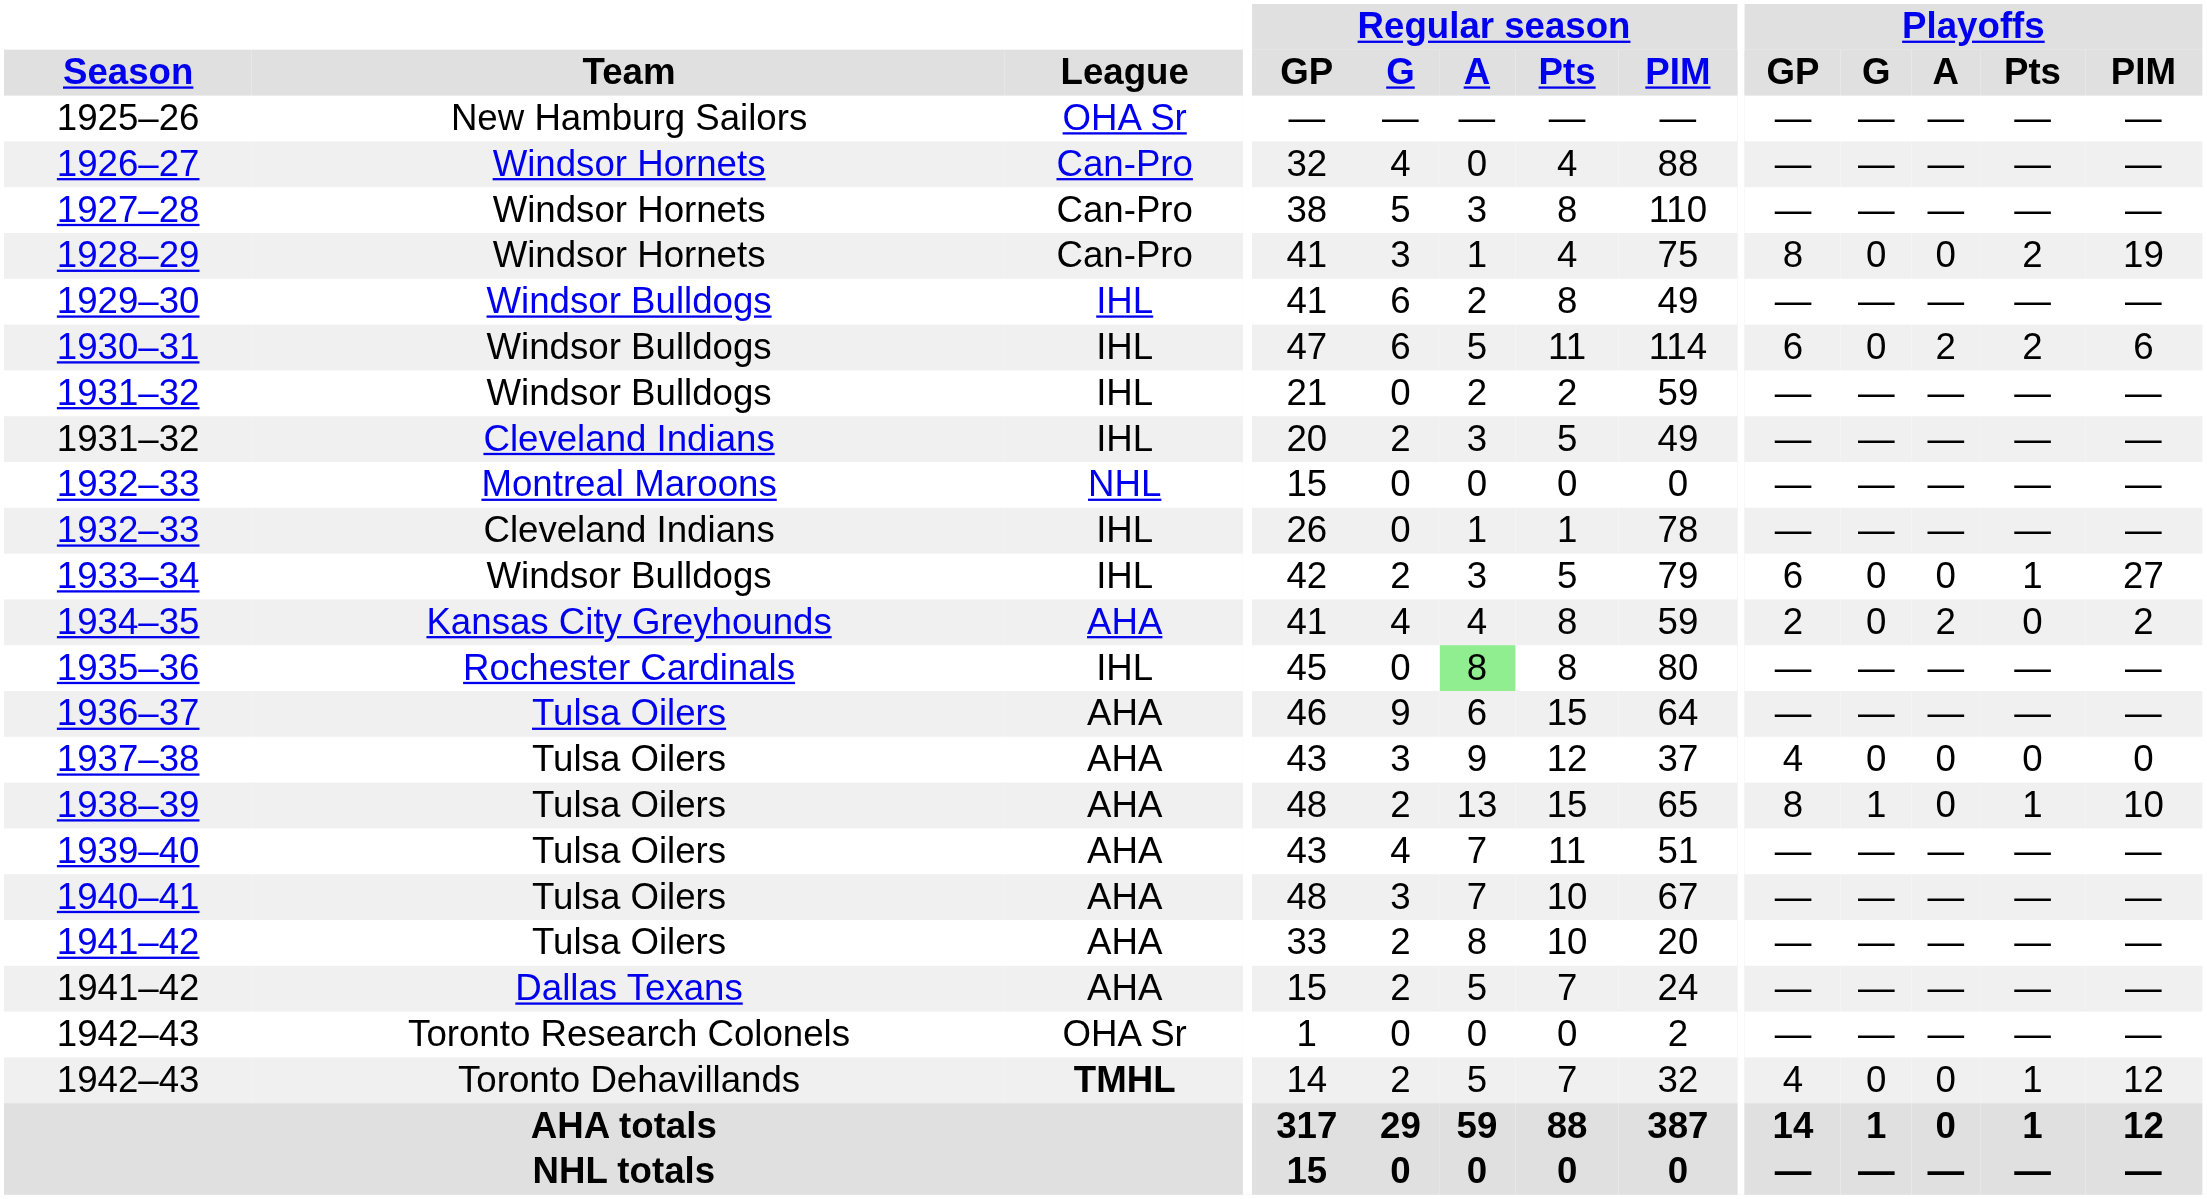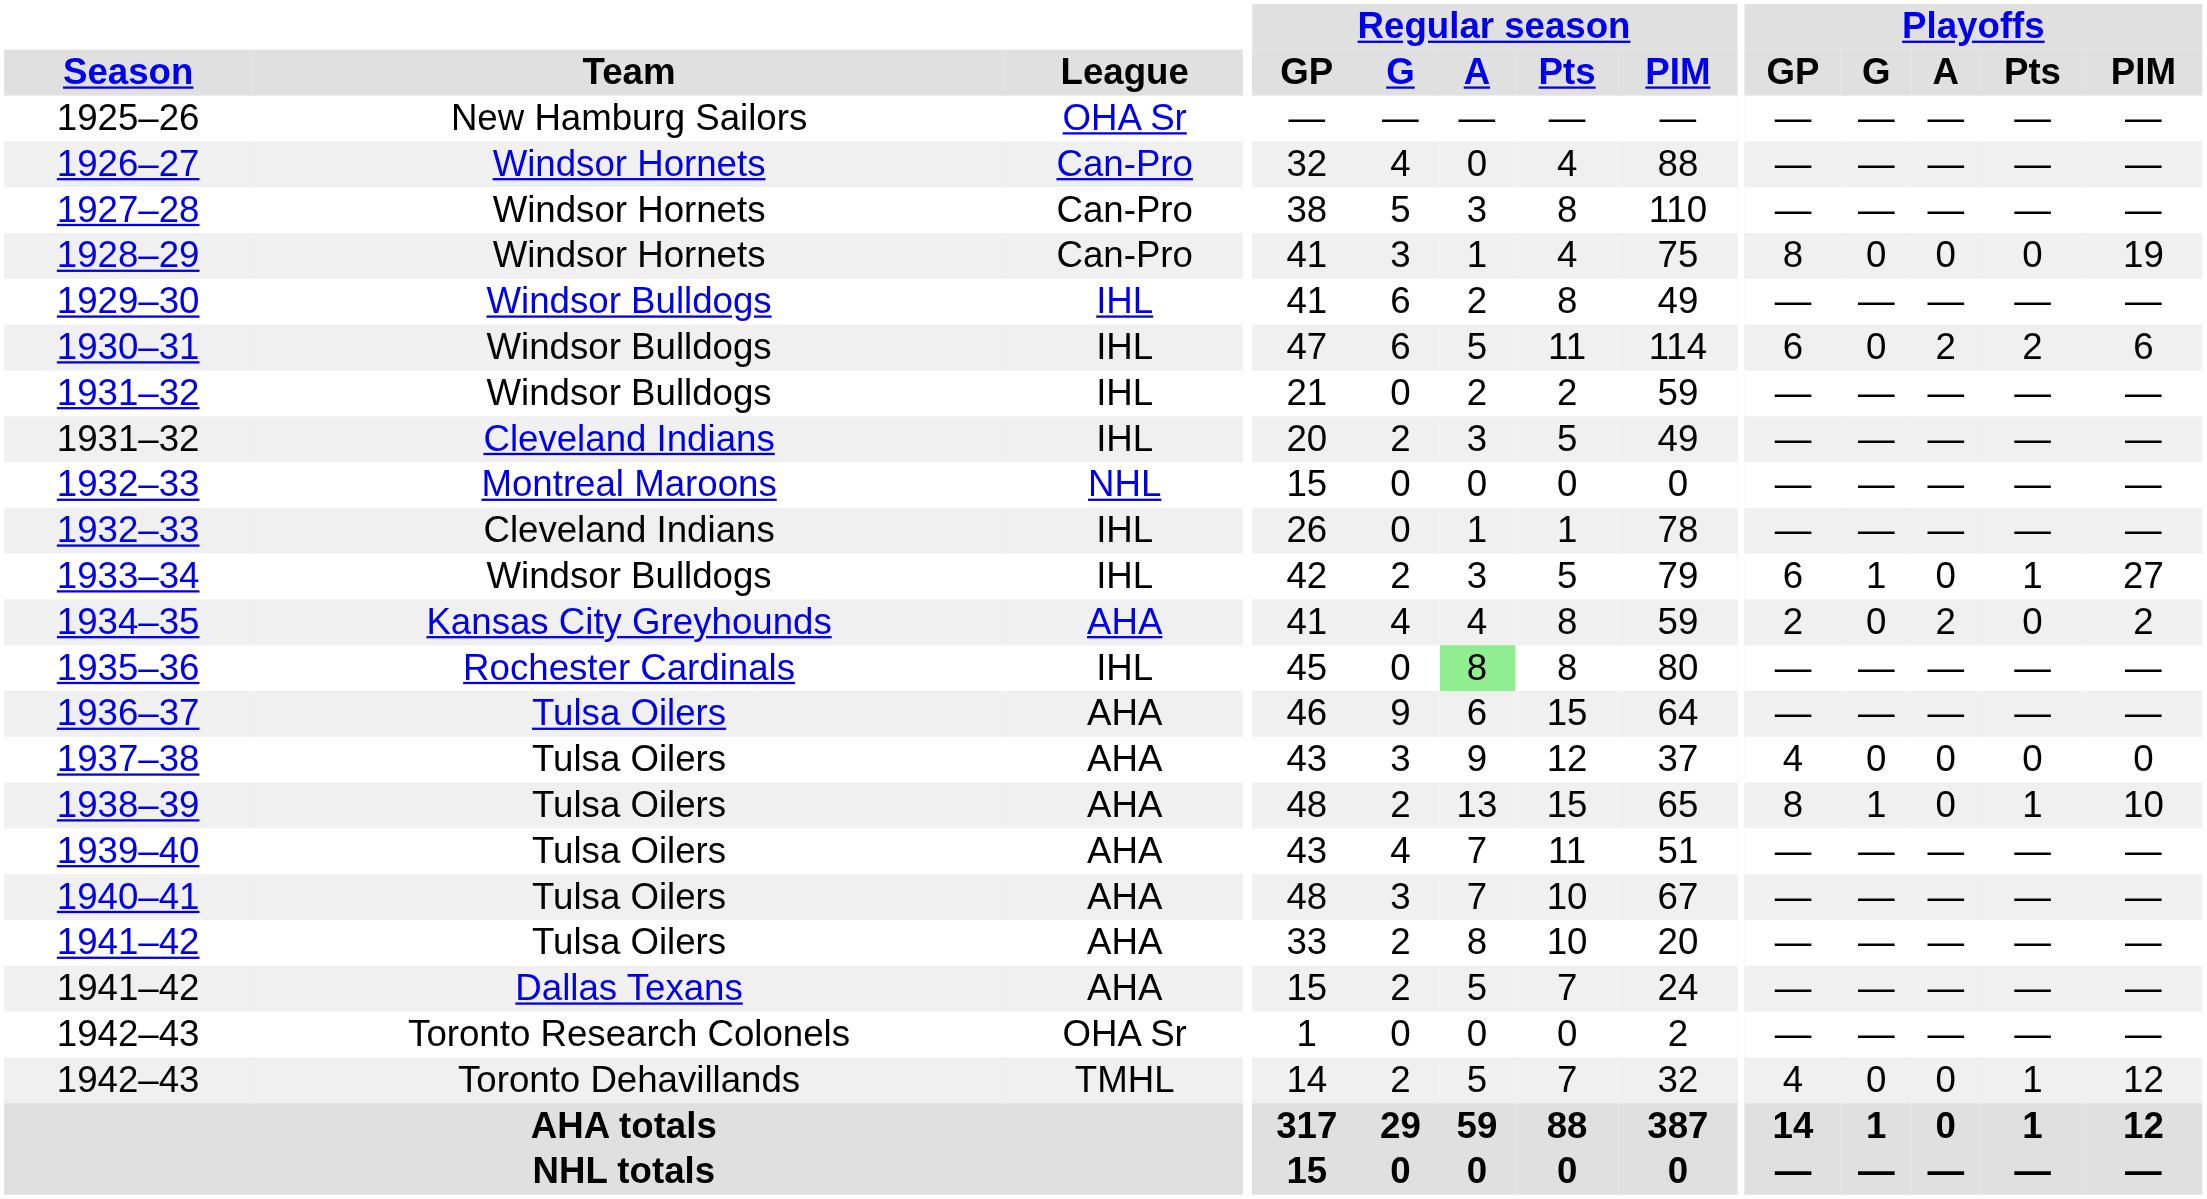(2032, 255) 2 -> (2032, 255) 0
(1876, 575) 0 -> (1876, 575) 1
(1125, 1079) bold -> (1125, 1079) normal
